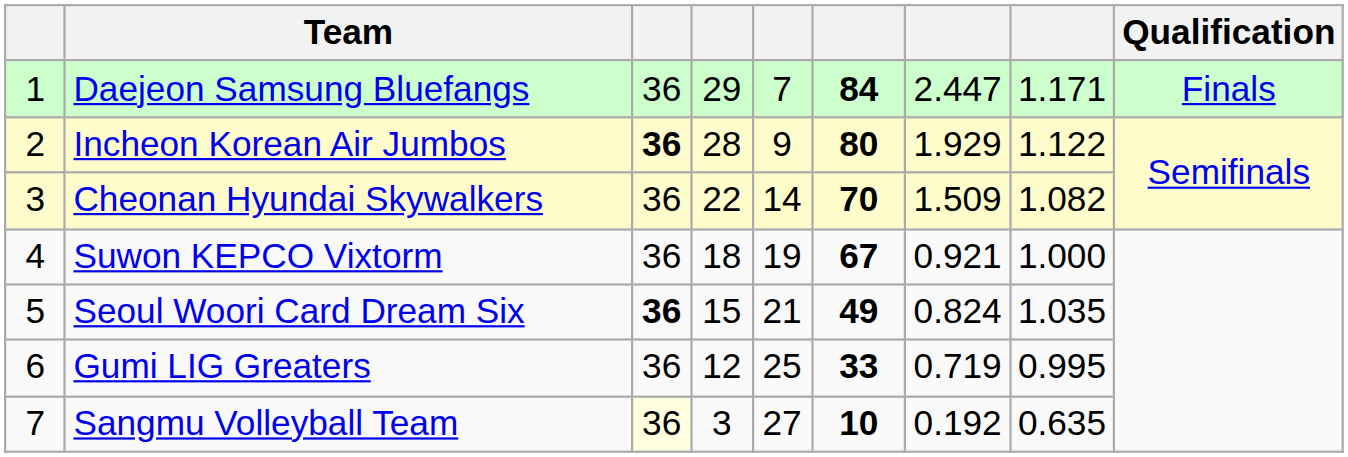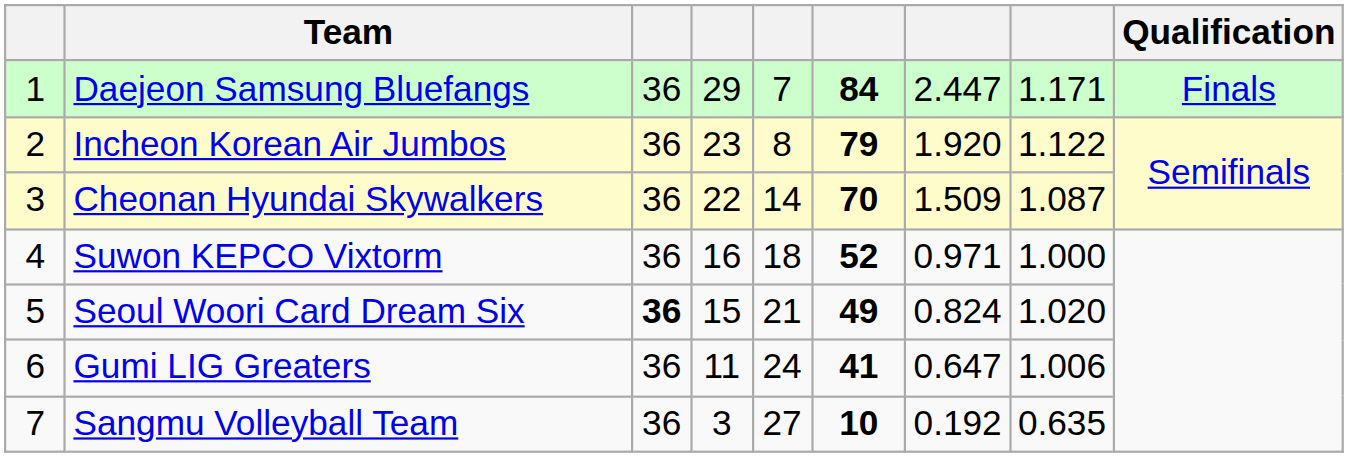(662, 144) bold -> (662, 144) normal
(722, 144) 28 -> (722, 144) 23
(782, 144) 9 -> (782, 144) 8
(859, 144) 80 -> (859, 144) 79
(958, 144) 1.929 -> (958, 144) 1.920
(1062, 199) 1.082 -> (1062, 199) 1.087
(722, 255) 18 -> (722, 255) 16
(782, 255) 19 -> (782, 255) 18
(859, 255) 67 -> (859, 255) 52
(958, 255) 0.921 -> (958, 255) 0.971
(1062, 311) 1.035 -> (1062, 311) 1.020
(722, 367) 12 -> (722, 367) 11
(782, 367) 25 -> (782, 367) 24
(859, 367) 33 -> (859, 367) 41
(958, 367) 0.719 -> (958, 367) 0.647
(1062, 367) 0.995 -> (1062, 367) 1.006
(662, 423) lightyellow background -> (662, 423) no background
